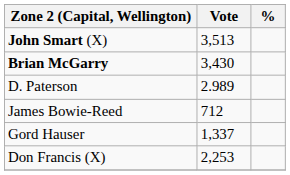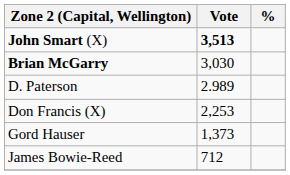(217, 39) normal -> (217, 39) bold
(217, 63) 3,430 -> (217, 63) 3,030
rows swapped: (57, 157) <-> (65, 110)
(217, 134) 1,337 -> (217, 134) 1,373
